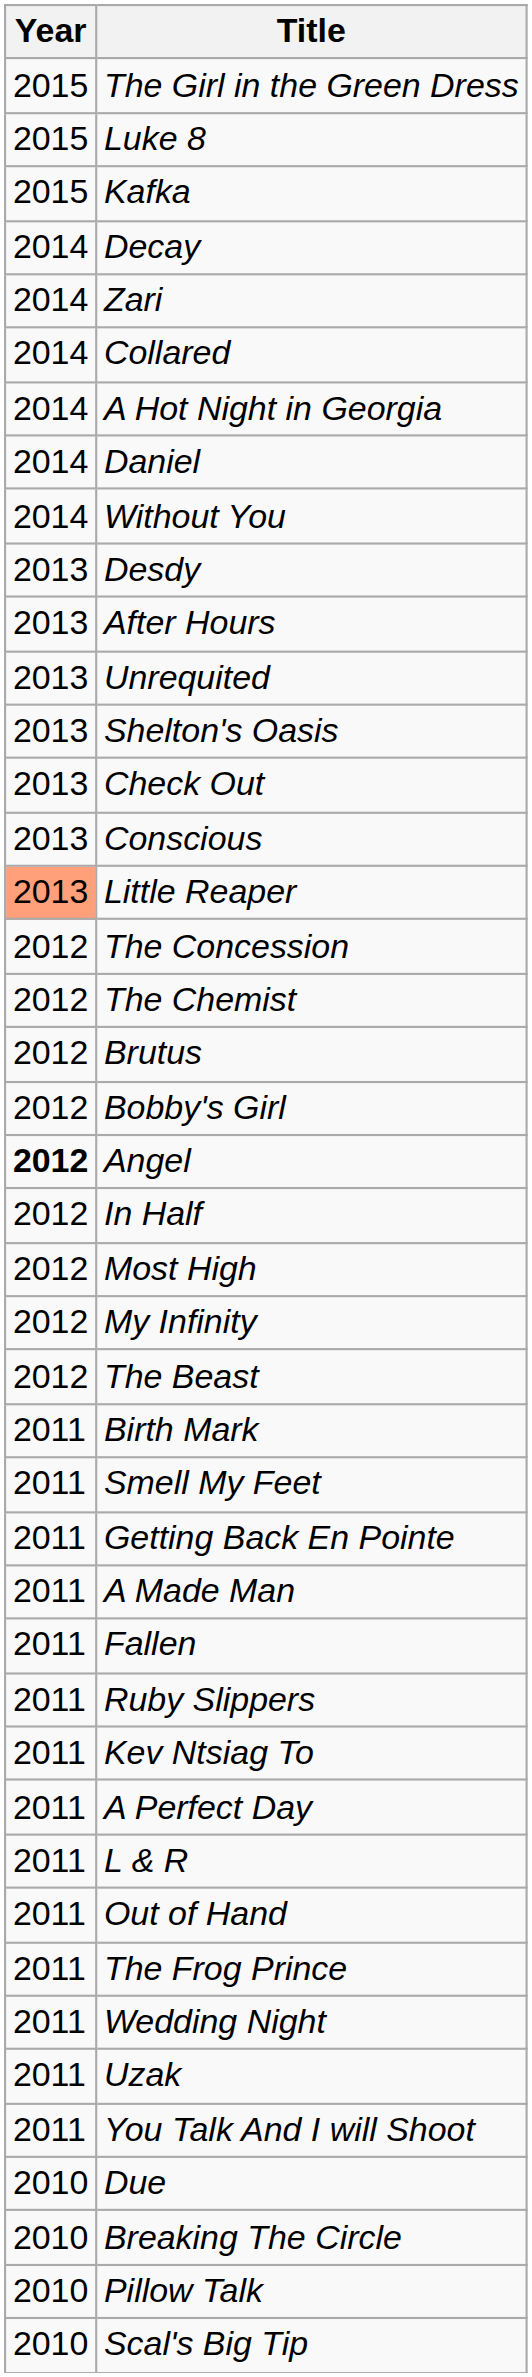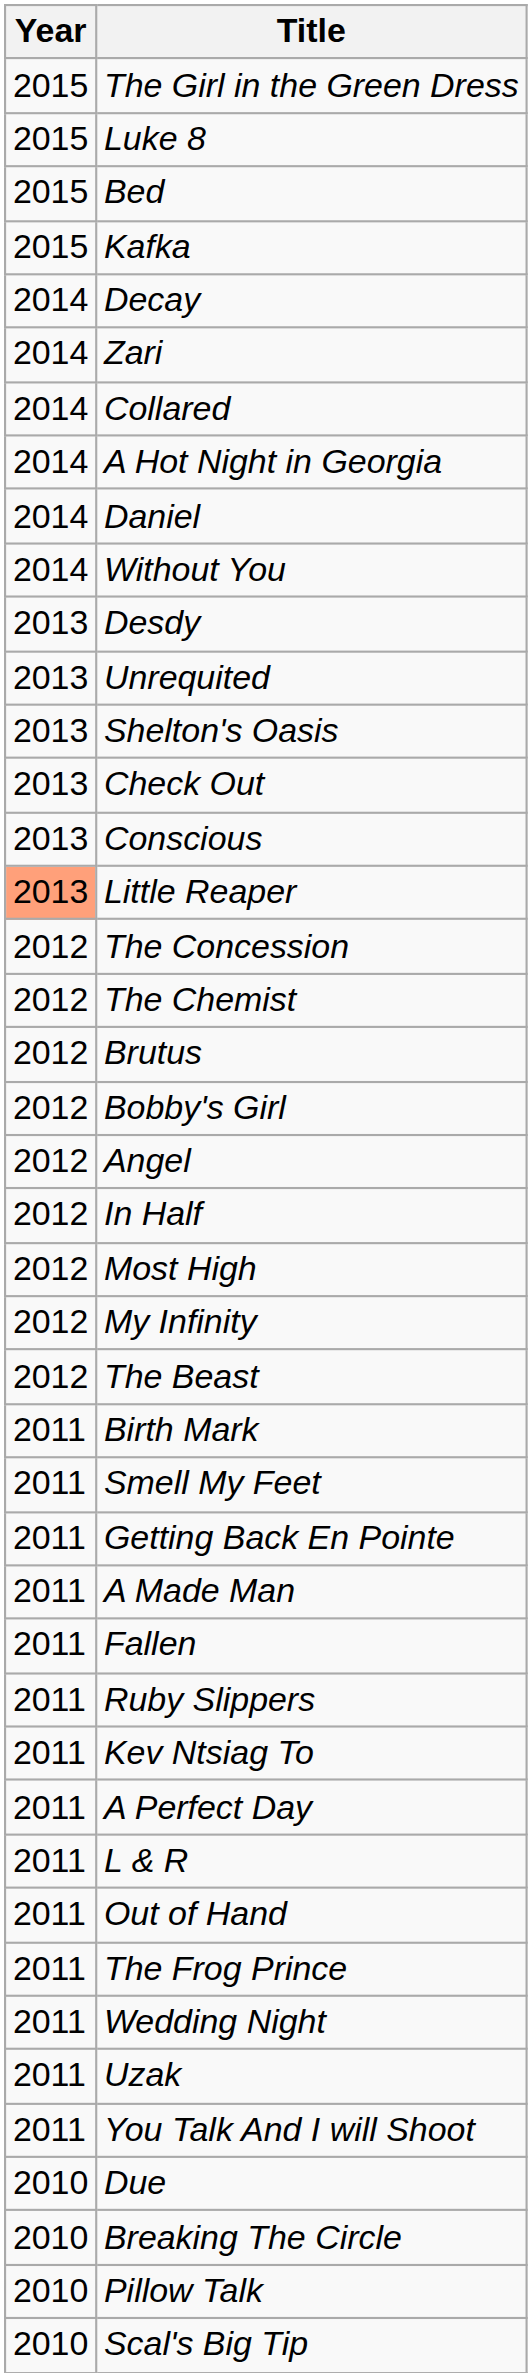+ row: (134, 192)
- row: (190, 623)
(51, 1161) bold -> (51, 1161) normal
